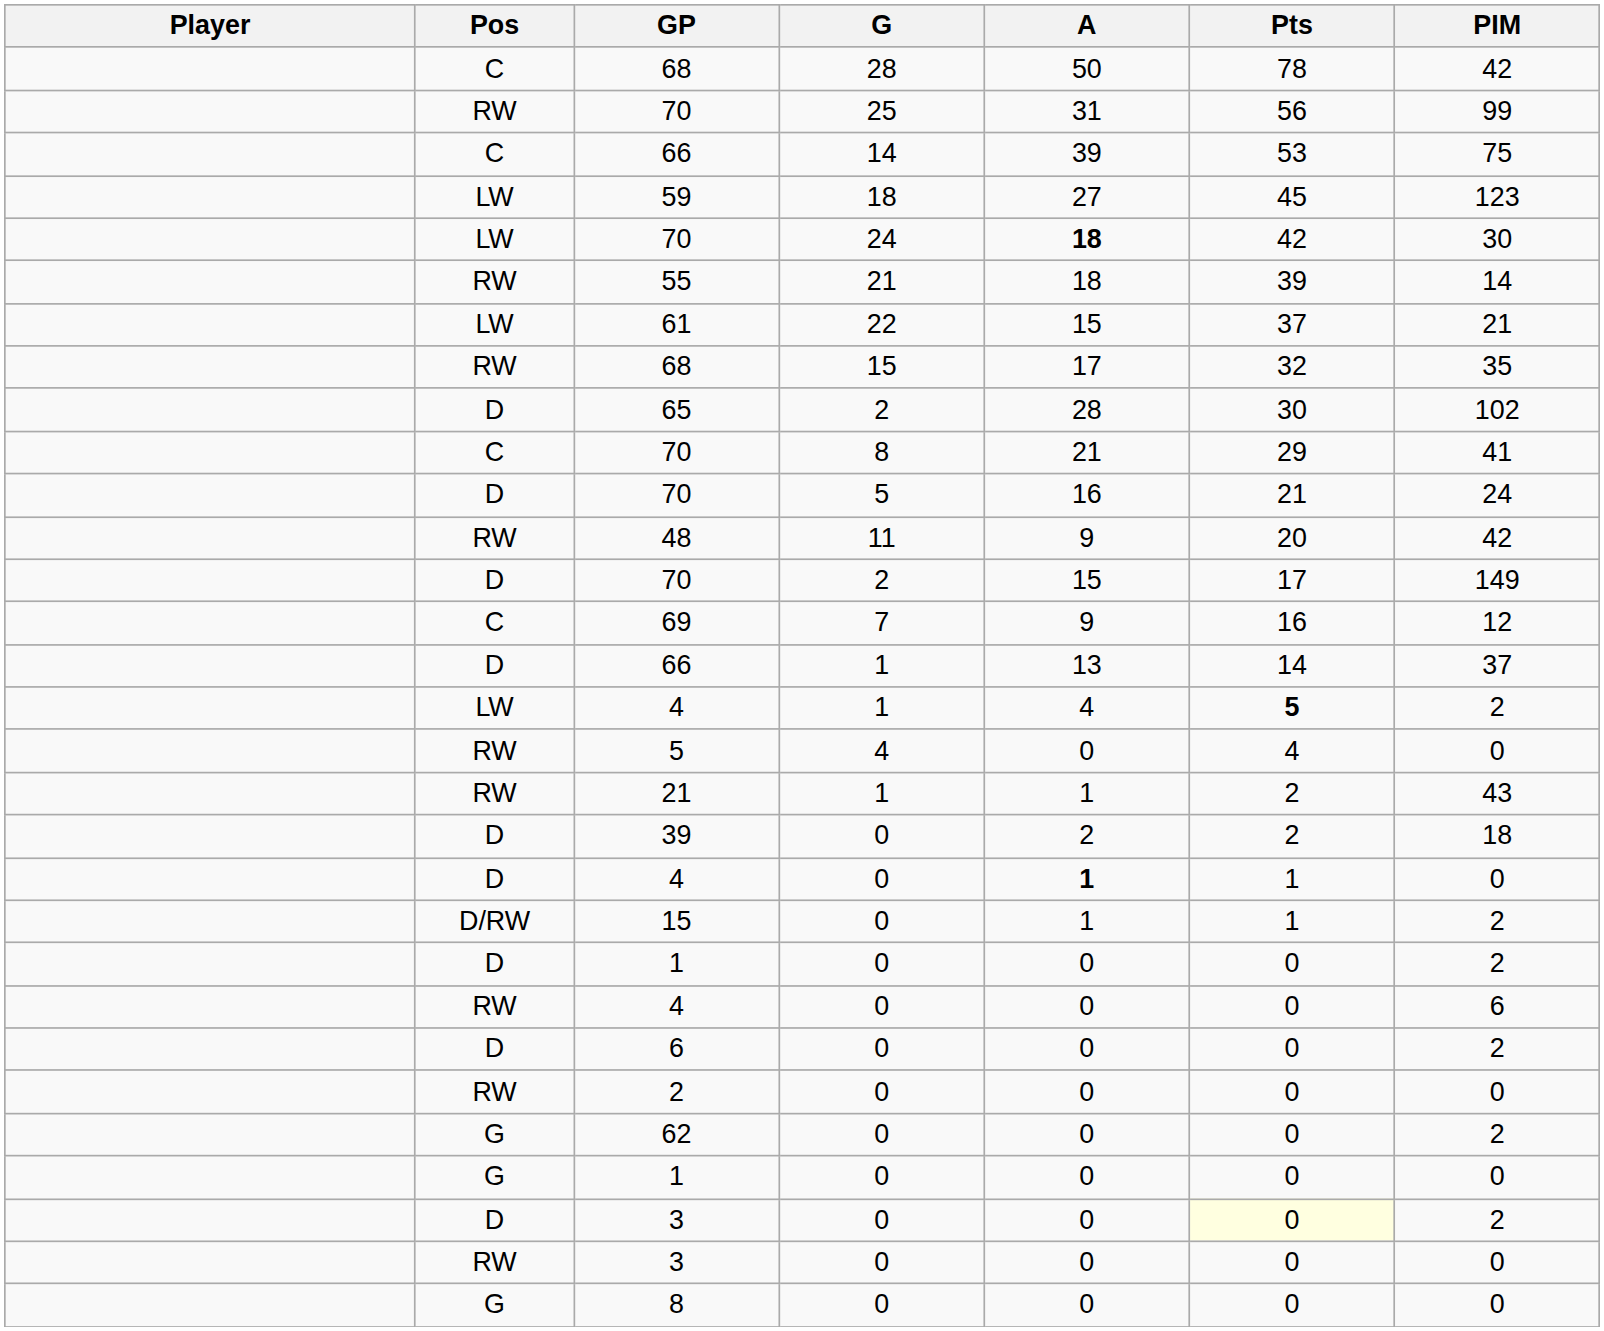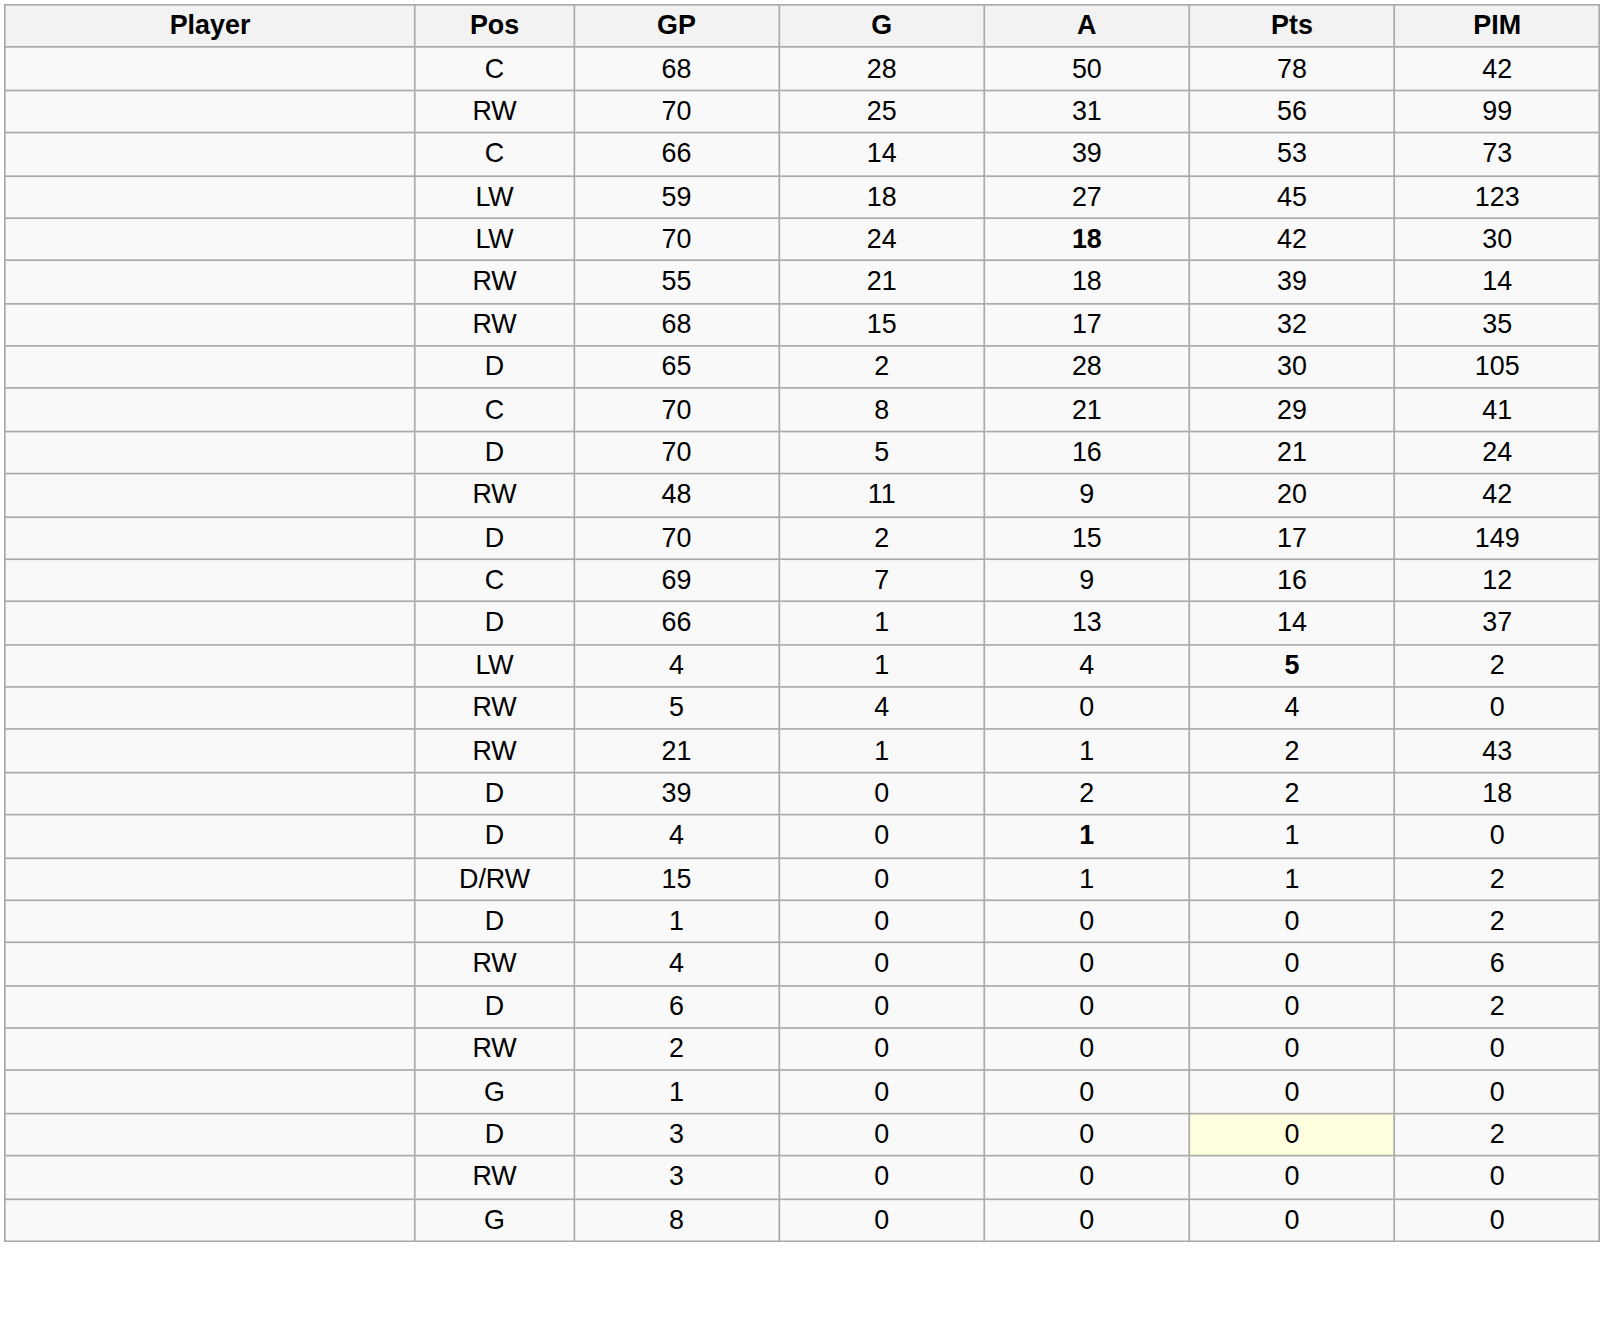(1497, 153) 75 -> (1497, 153) 73
- row: (495, 324)
(1497, 409) 102 -> (1497, 366) 105
- row: (495, 1134)
